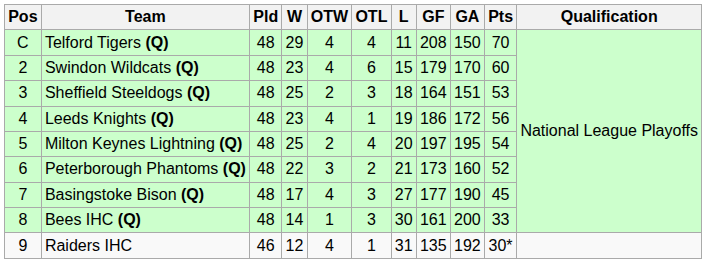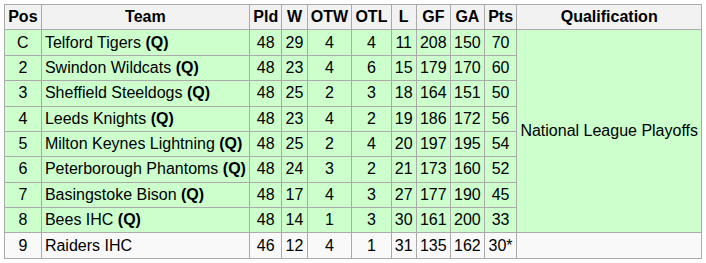(501, 93) 53 -> (501, 93) 50
(371, 118) 1 -> (371, 118) 2
(294, 169) 22 -> (294, 169) 24
(467, 245) 192 -> (467, 245) 162
